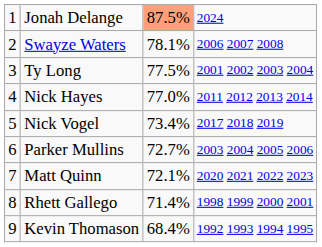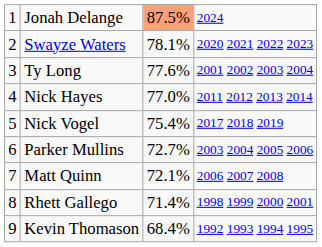(240, 44) 2006 2007 2008 -> (255, 44) 2020 2021 2022 2023
(168, 70) 77.5% -> (168, 70) 77.6%
(168, 123) 73.4% -> (168, 123) 75.4%
(255, 176) 2020 2021 2022 2023 -> (240, 176) 2006 2007 2008
